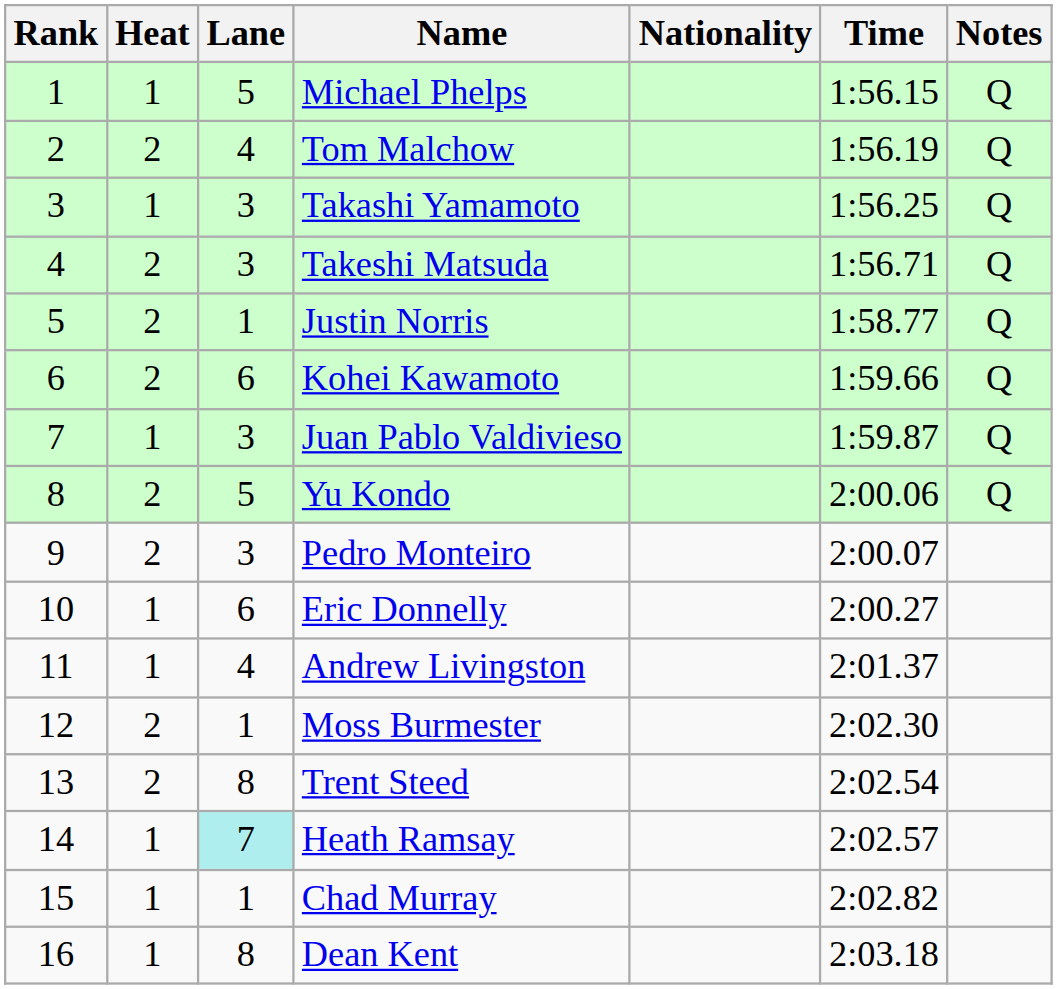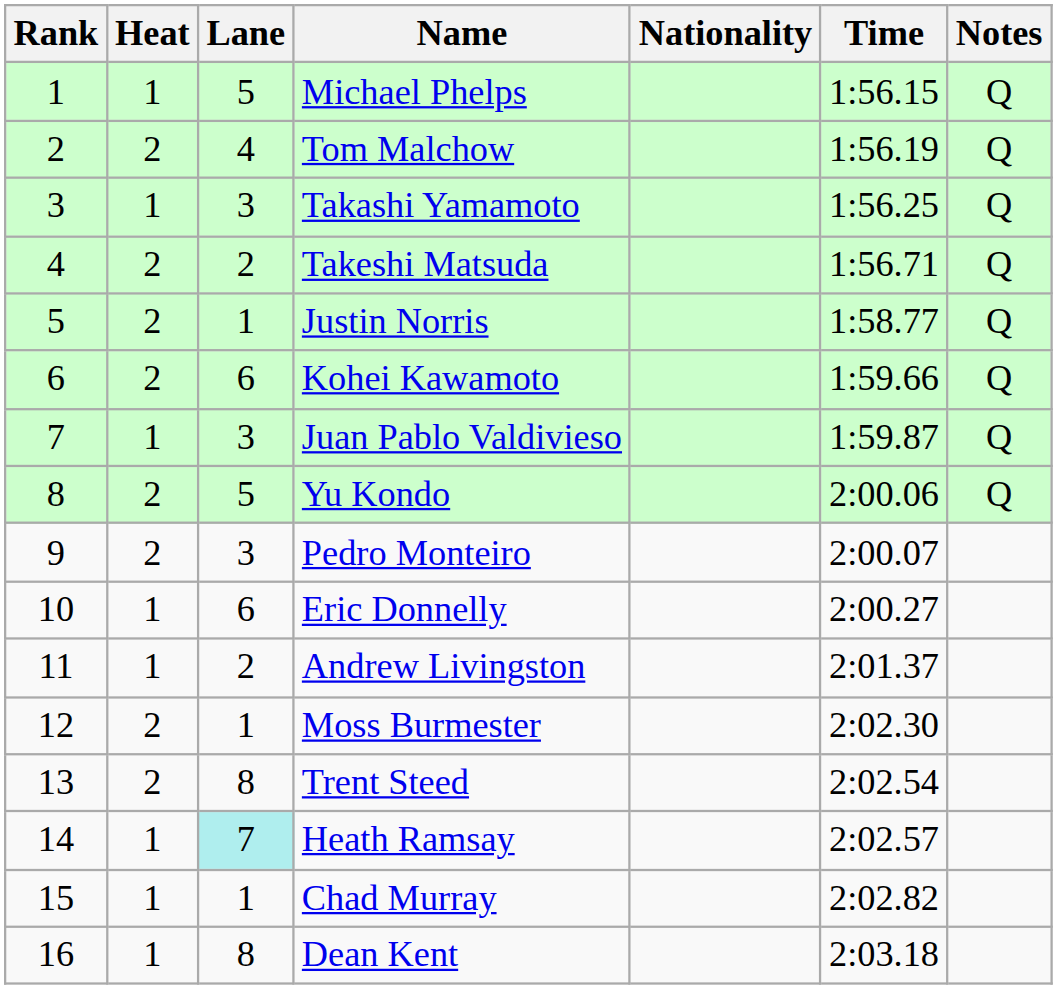(246, 263) 3 -> (246, 263) 2
(246, 666) 4 -> (246, 666) 2
